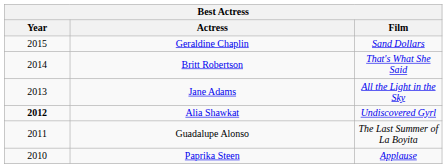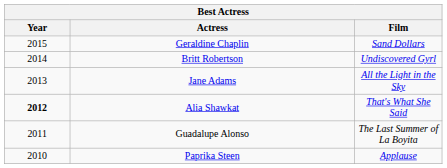(398, 65) That's What She Said -> (398, 59) Undiscovered Gyrl
(398, 113) Undiscovered Gyrl -> (398, 107) That's What She Said
